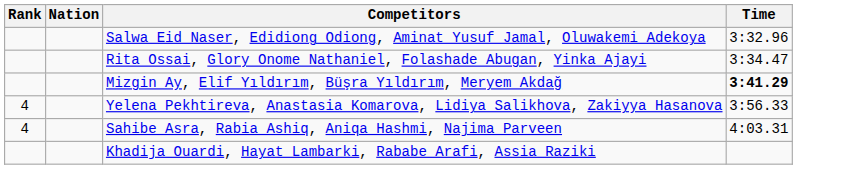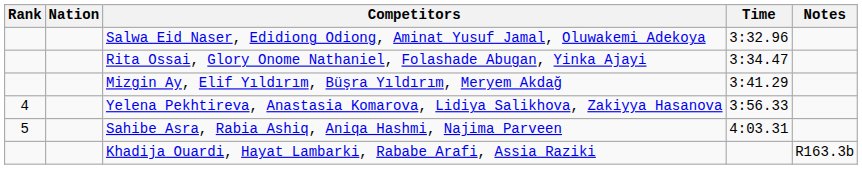+ column: (825, 16)
(759, 84) bold -> (759, 84) normal
(25, 130) 4 -> (25, 130) 5
